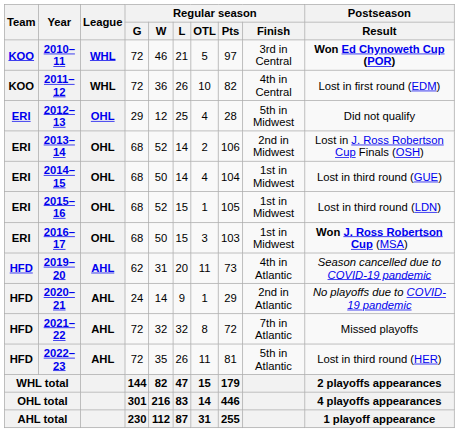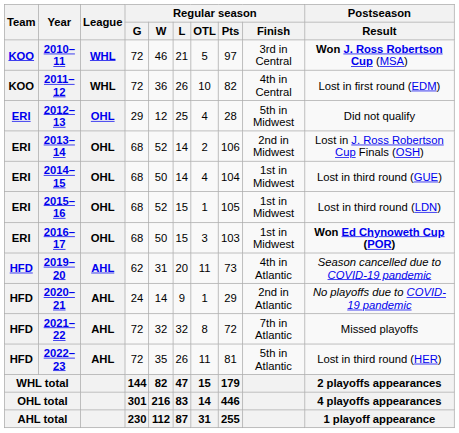(379, 55) Won Ed Chynoweth Cup (POR) -> (379, 55) Won J. Ross Robertson Cup (MSA)
(379, 238) Won J. Ross Robertson Cup (MSA) -> (379, 238) Won Ed Chynoweth Cup (POR)
